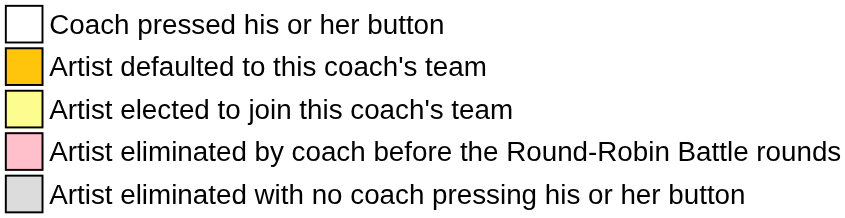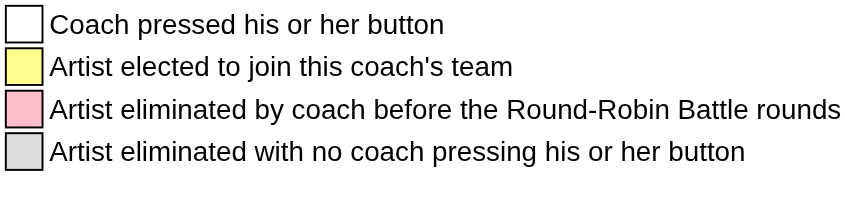- row: (268, 67)
